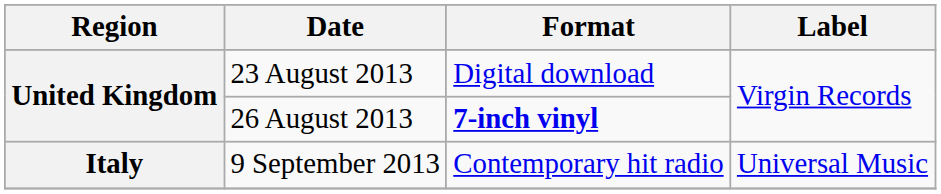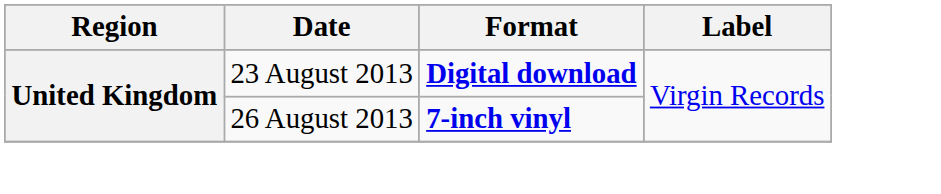(554, 73) normal -> (531, 73) bold
- row: (335, 164)
